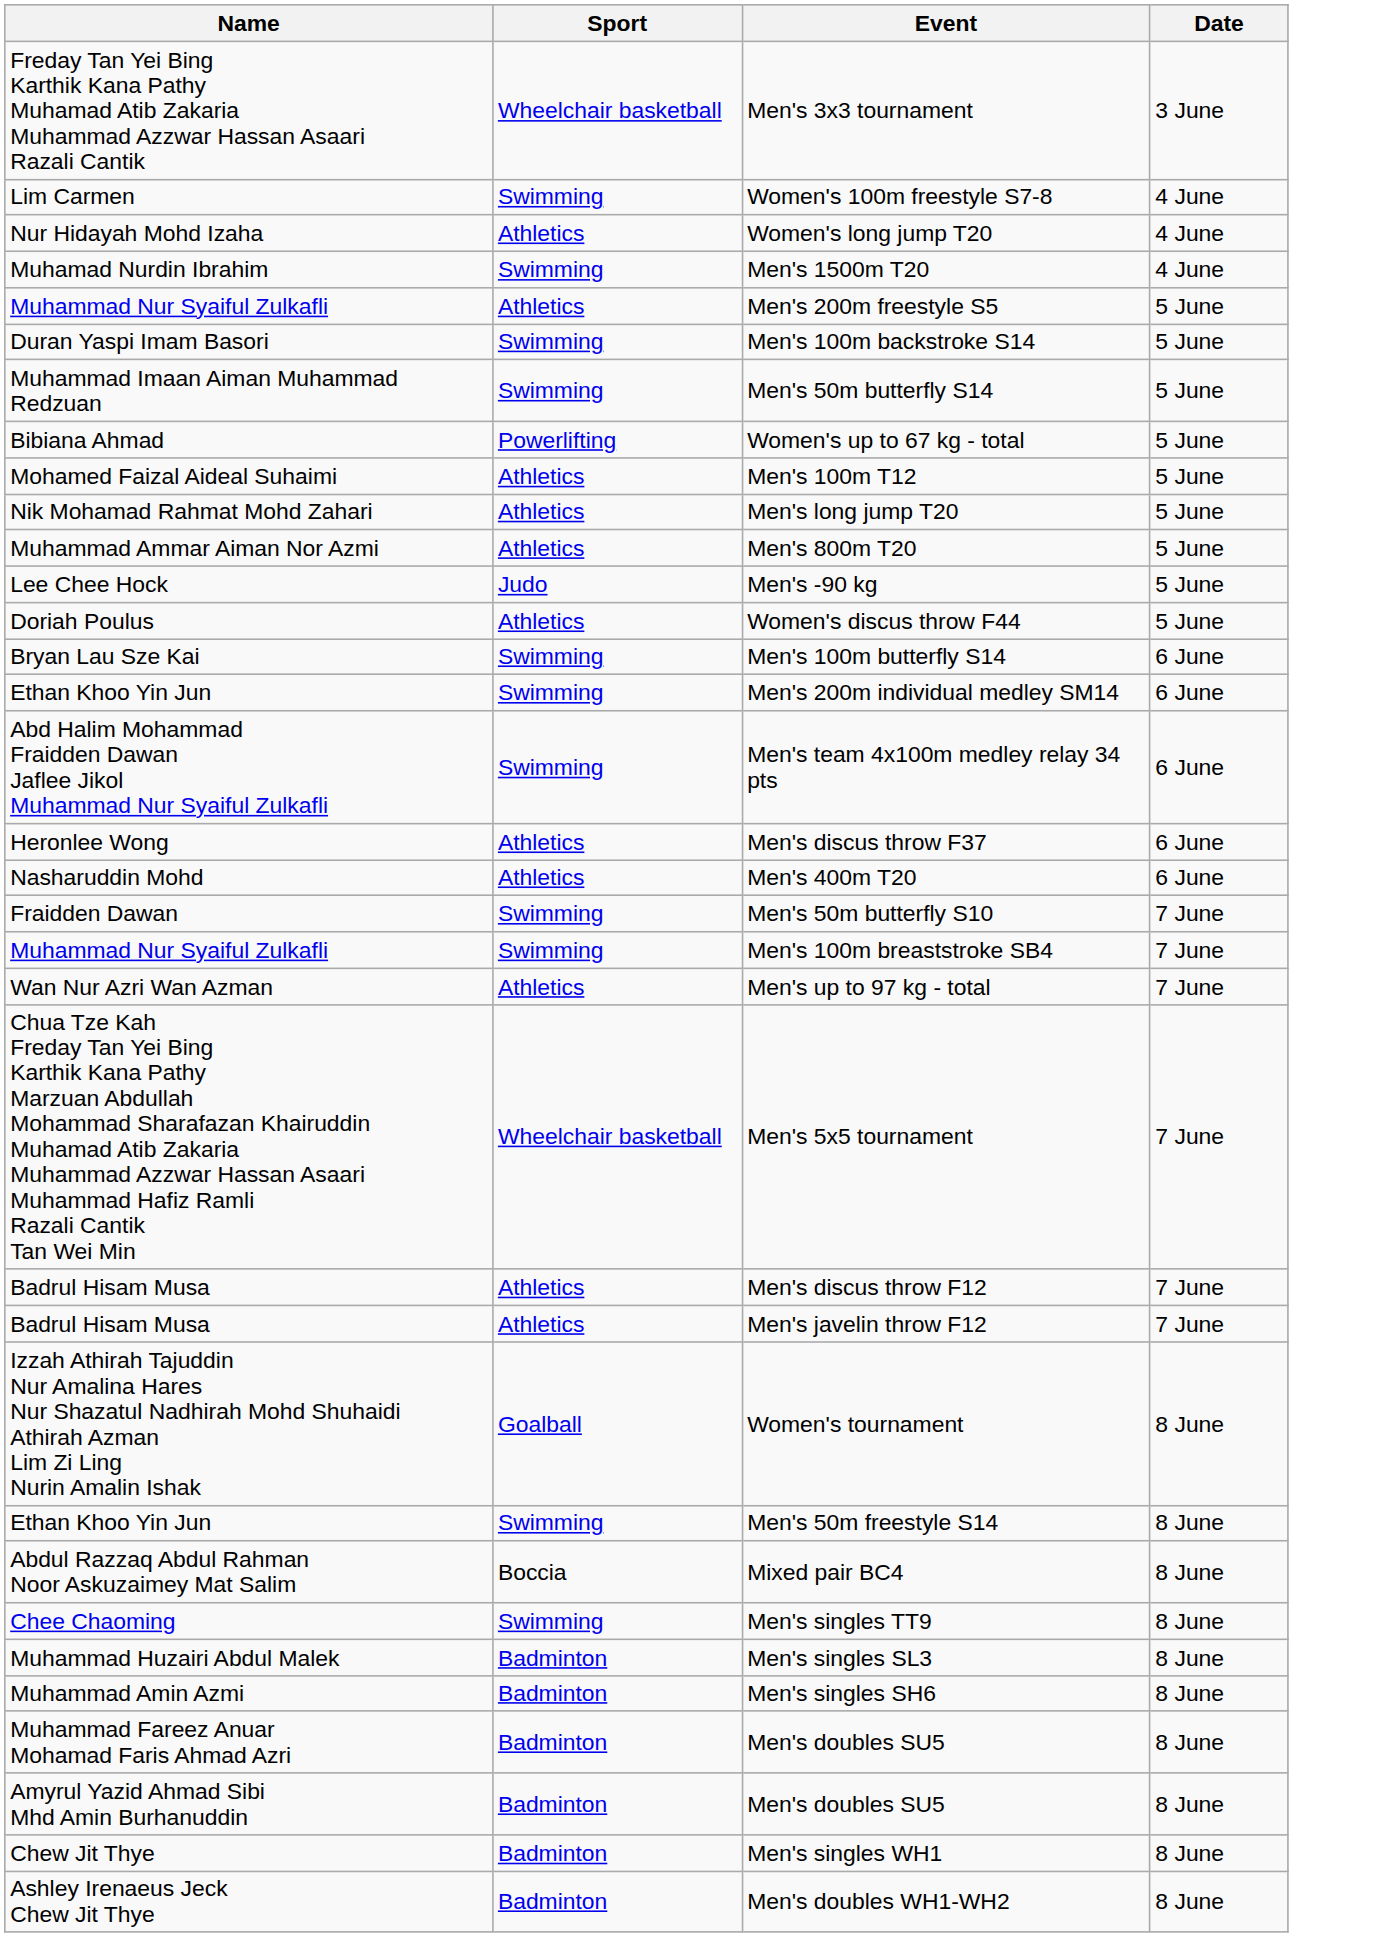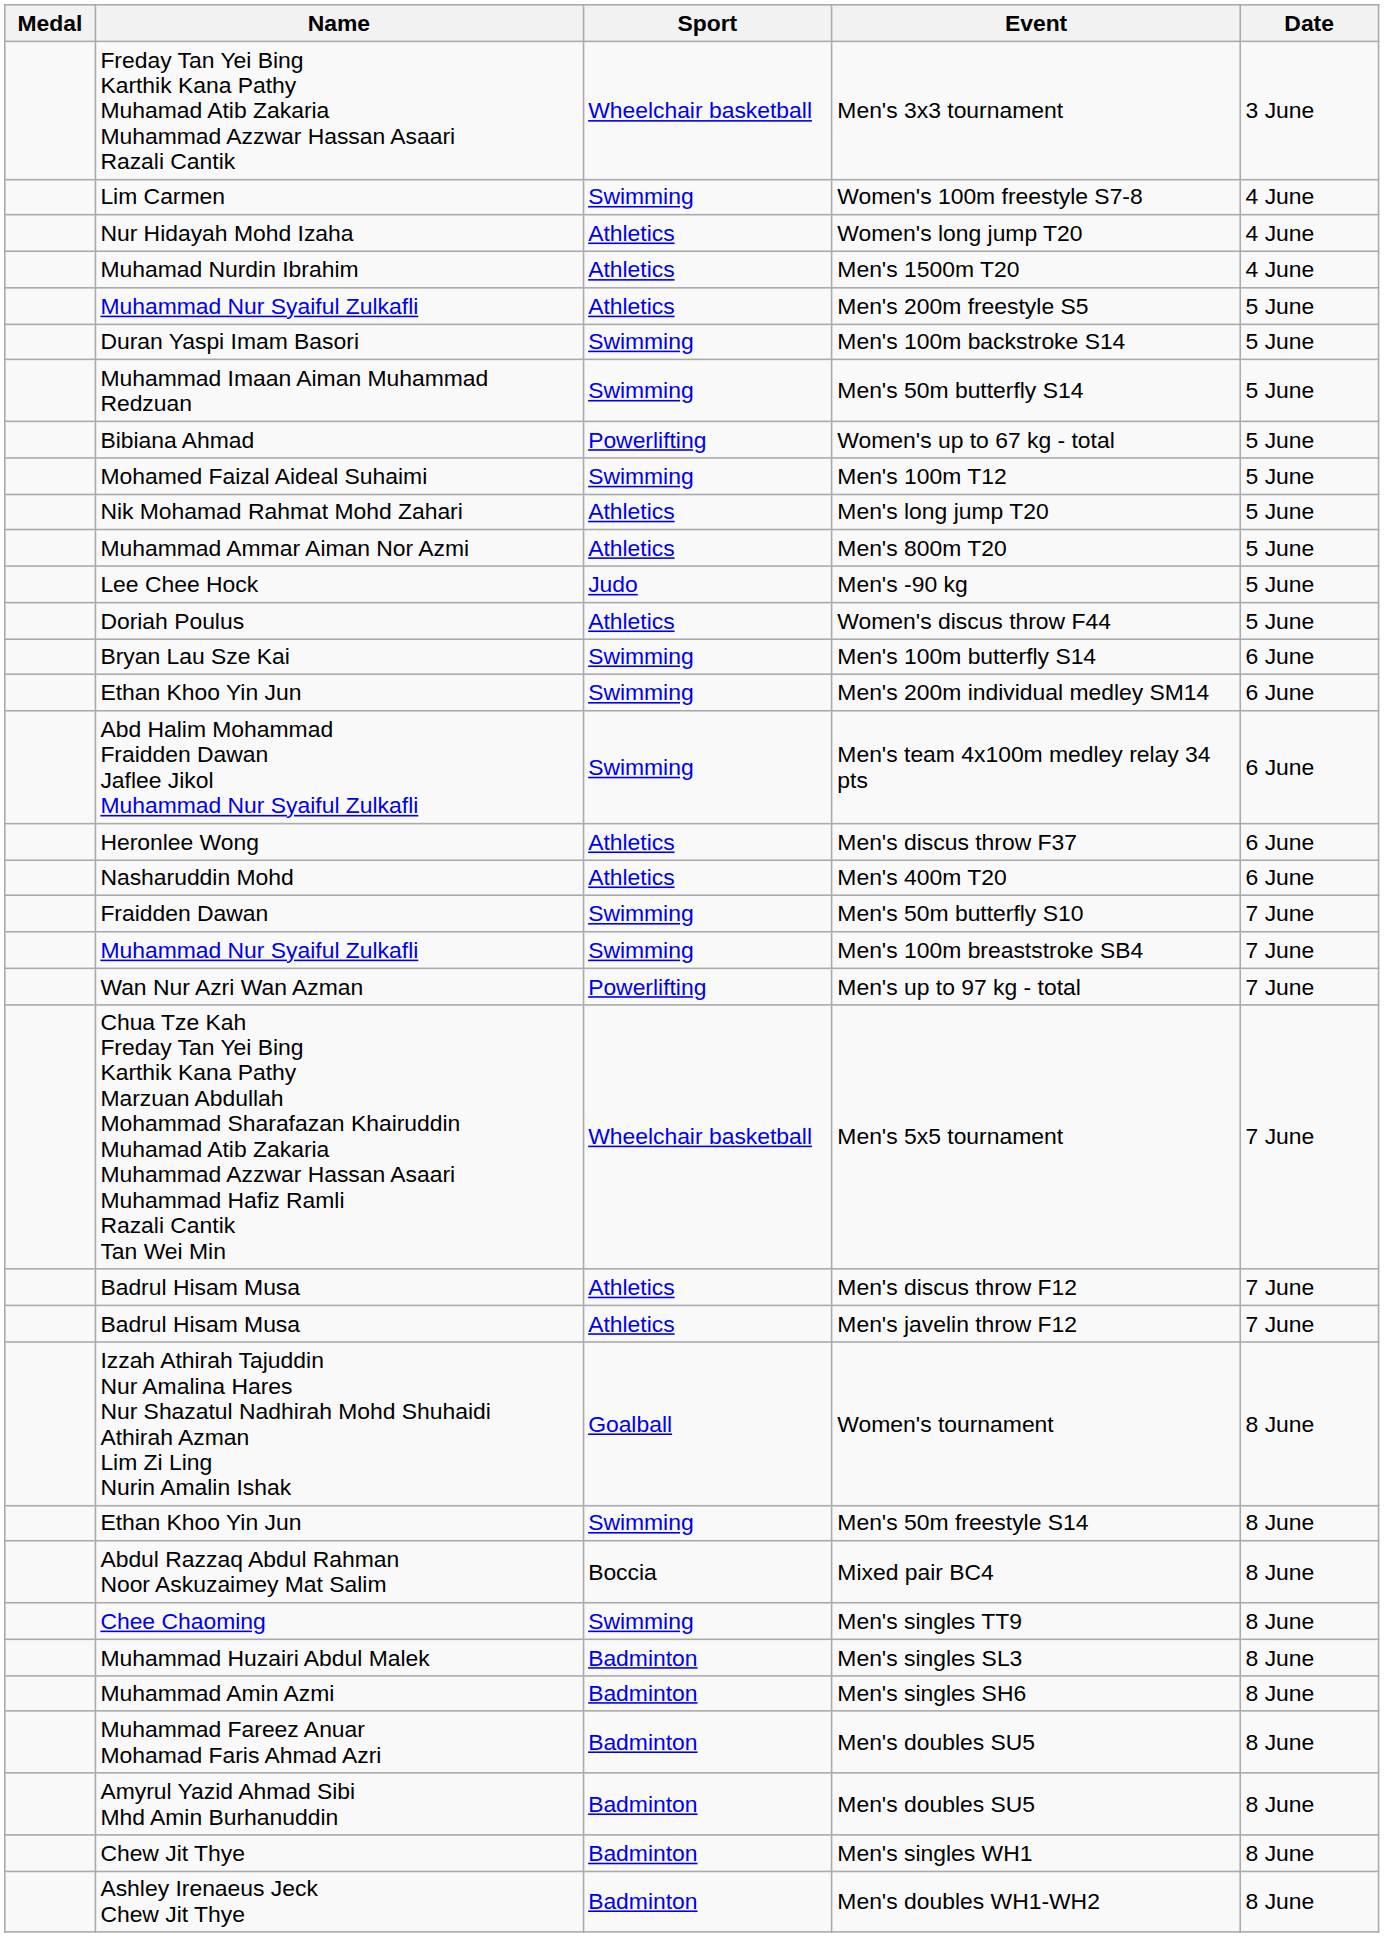+ column: (50, 23)
(551, 270) Swimming -> (631, 270) Athletics
(541, 476) Athletics -> (641, 476) Swimming
(541, 986) Athletics -> (647, 986) Powerlifting
